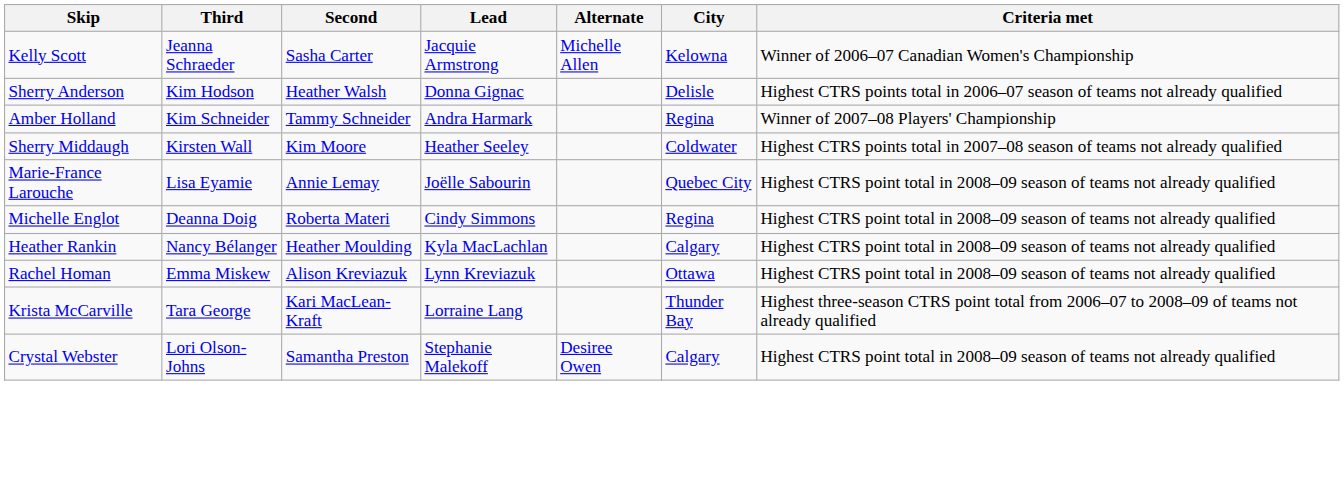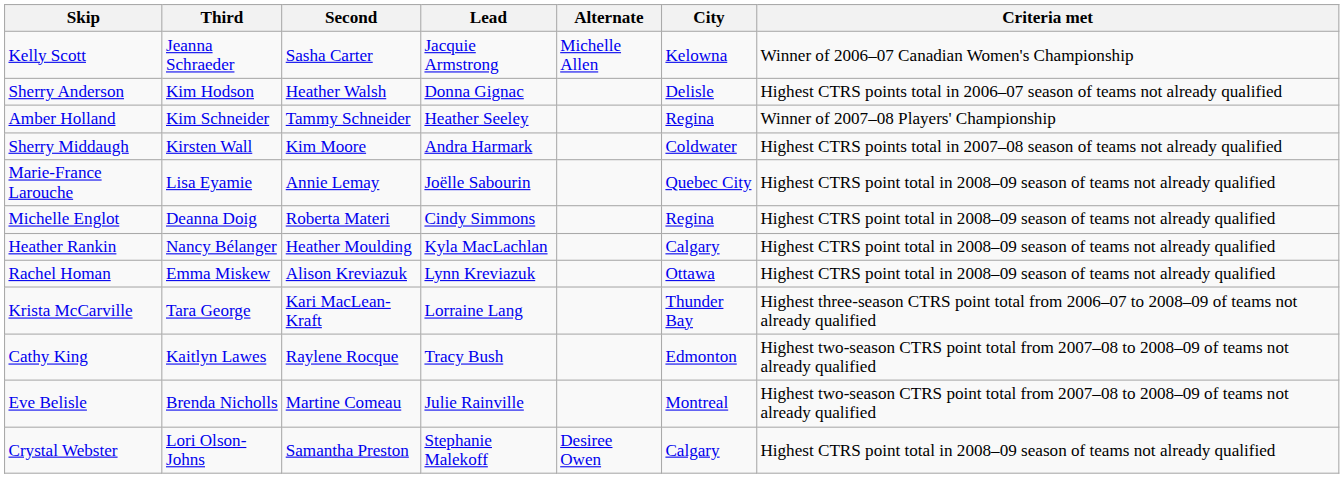(478, 118) Andra Harmark -> (476, 118) Heather Seeley
(476, 145) Heather Seeley -> (478, 145) Andra Harmark
+ row: (48, 356)
+ row: (48, 403)
